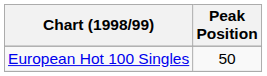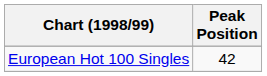(227, 58) 50 -> (227, 58) 42
